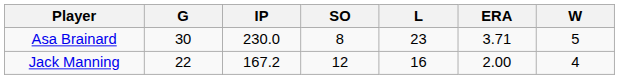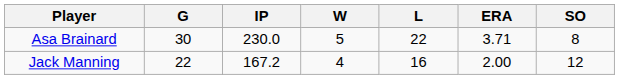columns swapped: (575, 16) <-> (340, 16)
(418, 39) 23 -> (418, 39) 22
